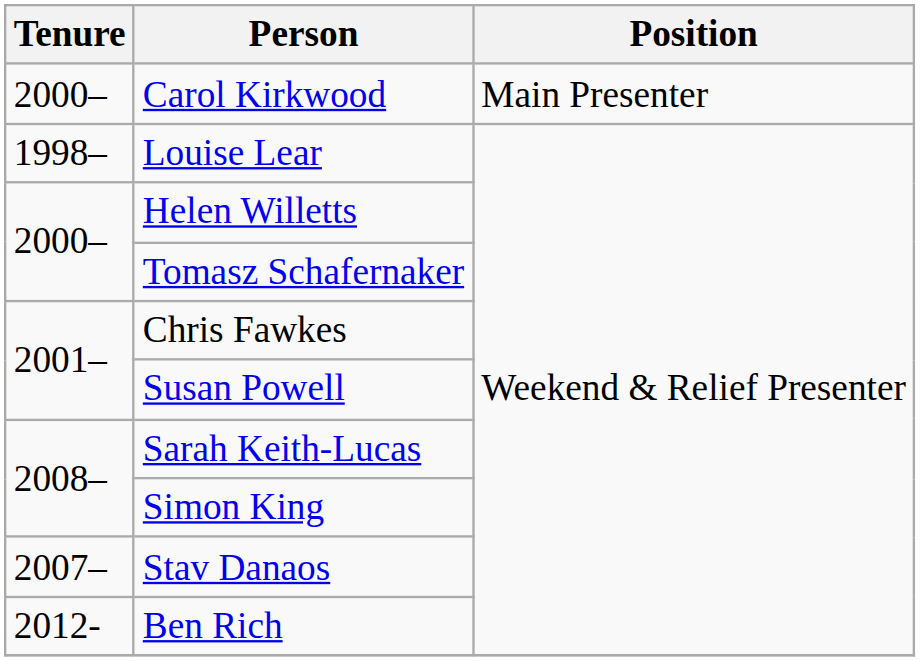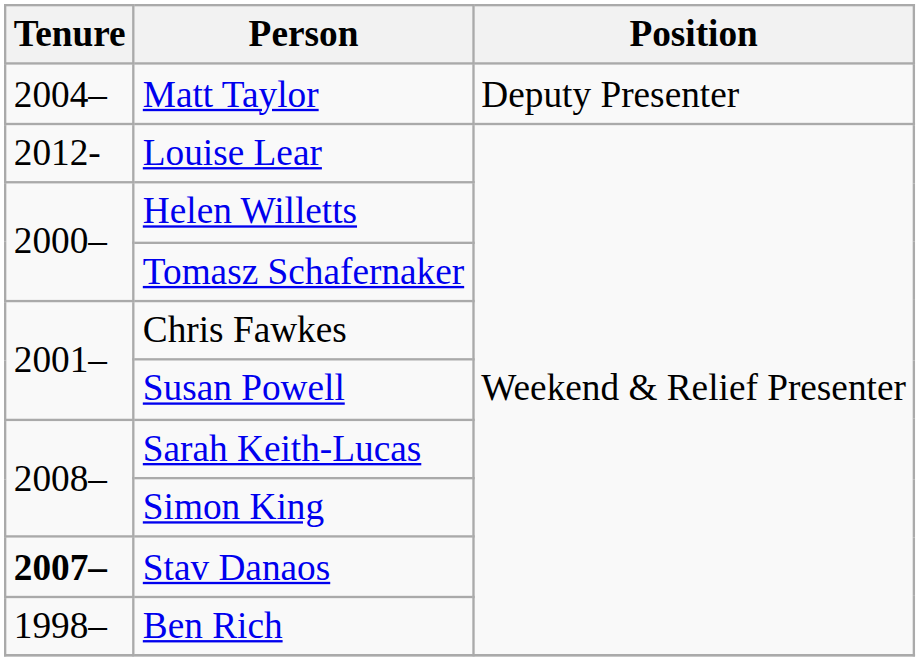- row: (264, 93)
+ row: (231, 93)
(60, 152) 1998– -> (57, 152) 2012-
(60, 566) normal -> (60, 566) bold
(57, 625) 2012- -> (60, 625) 1998–
